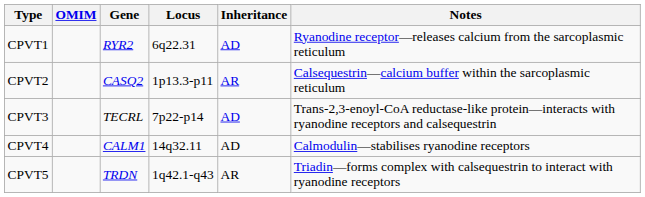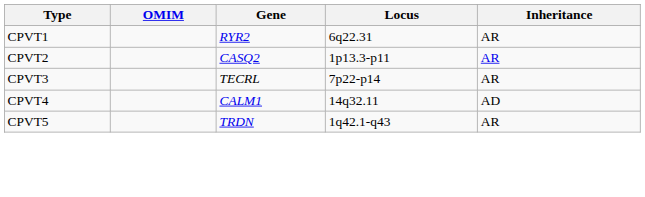- column: (466, 15)
(230, 44) AD -> (490, 36) AR
(230, 116) AD -> (490, 79) AR
